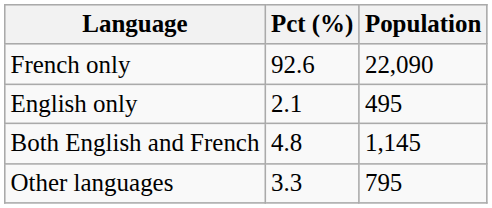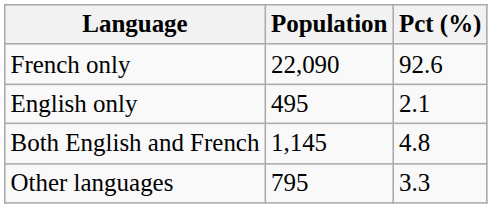columns swapped: (423, 24) <-> (312, 24)
